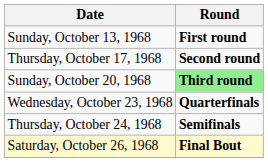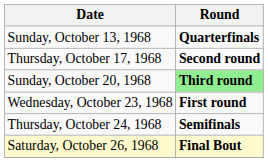(213, 37) First round -> (219, 37) Quarterfinals
(219, 102) Quarterfinals -> (213, 102) First round
